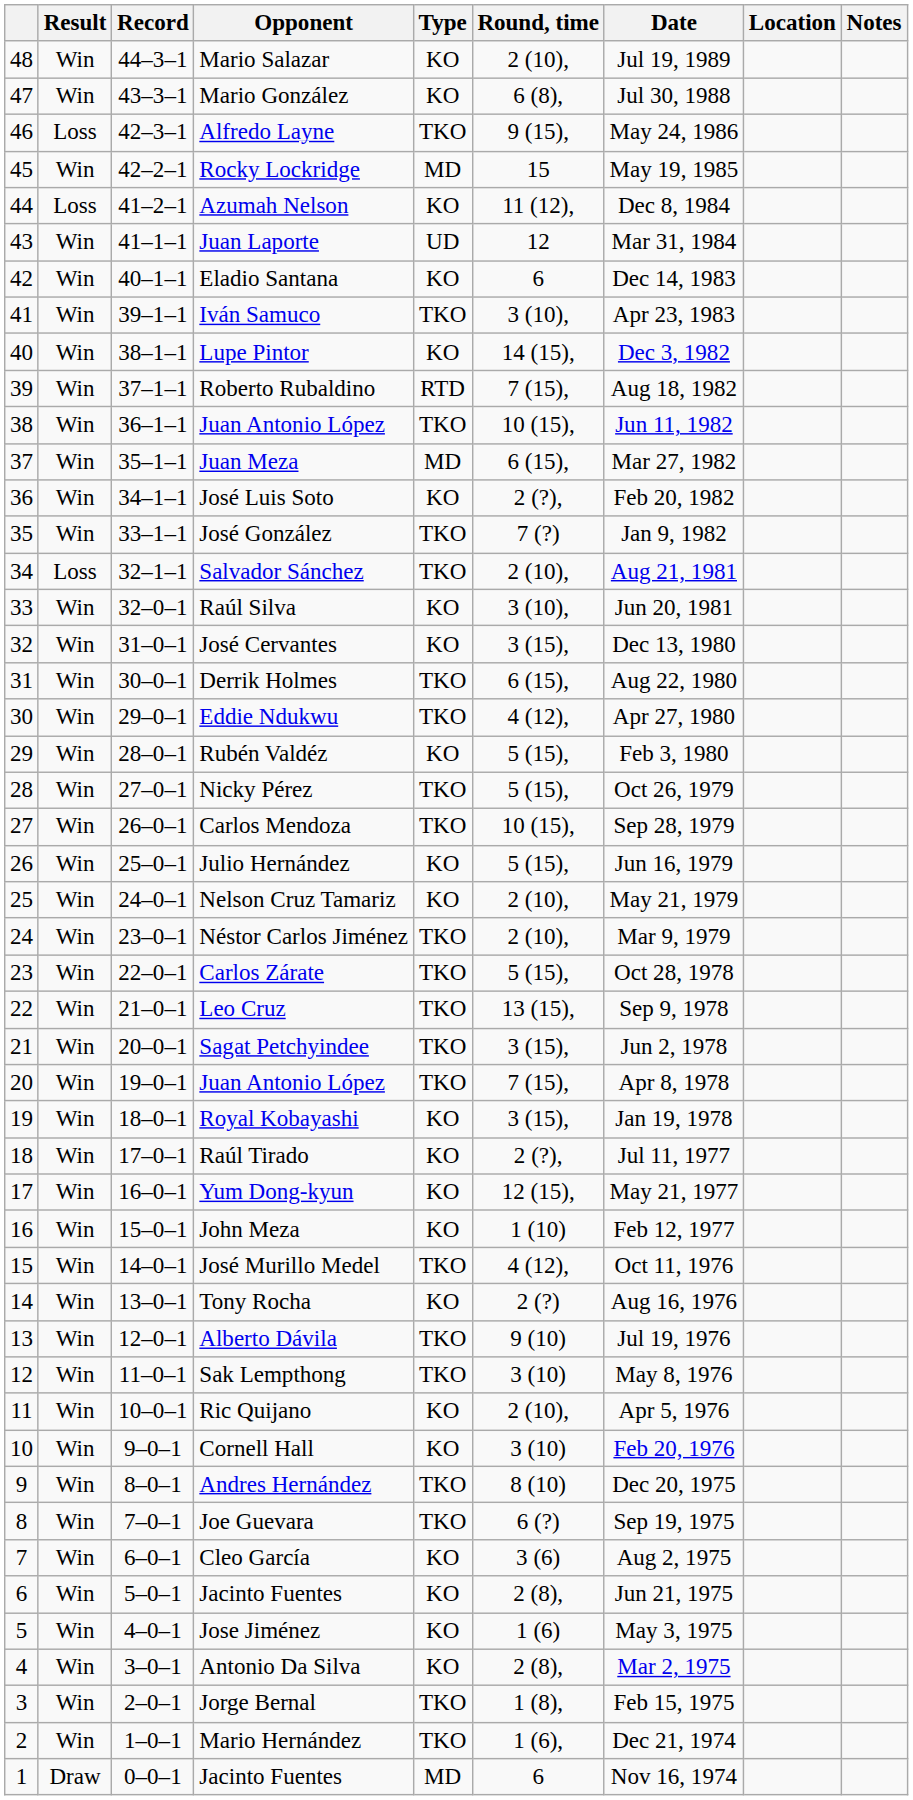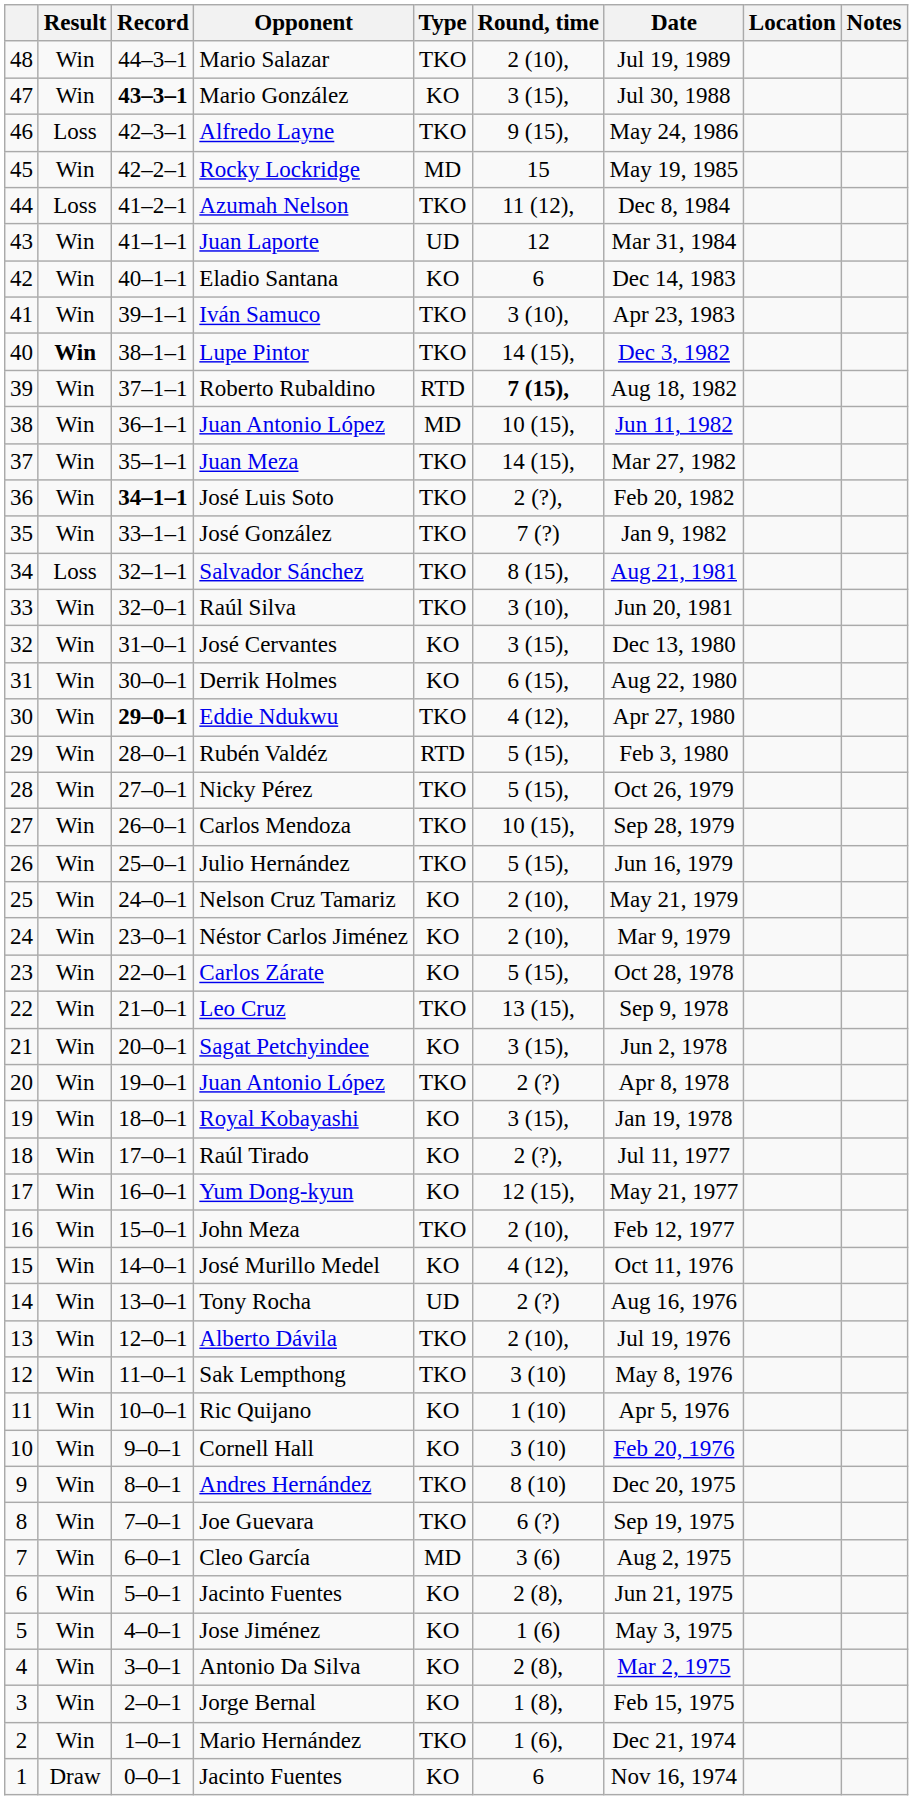(443, 59) KO -> (443, 59) TKO
(153, 95) normal -> (153, 95) bold
(538, 95) 6 (8), -> (538, 95) 3 (15),
(443, 205) KO -> (443, 205) TKO
(75, 351) normal -> (75, 351) bold
(443, 351) KO -> (443, 351) TKO
(538, 388) normal -> (538, 388) bold
(443, 424) TKO -> (443, 424) MD
(443, 461) MD -> (443, 461) TKO
(538, 461) 6 (15), -> (538, 461) 14 (15),
(153, 497) normal -> (153, 497) bold
(443, 497) KO -> (443, 497) TKO
(538, 570) 2 (10), -> (538, 570) 8 (15),
(443, 607) KO -> (443, 607) TKO
(443, 680) TKO -> (443, 680) KO
(153, 717) normal -> (153, 717) bold
(443, 753) KO -> (443, 753) RTD
(443, 863) KO -> (443, 863) TKO
(443, 936) TKO -> (443, 936) KO
(443, 972) TKO -> (443, 972) KO
(443, 1045) TKO -> (443, 1045) KO
(538, 1082) 7 (15), -> (538, 1082) 2 (?)
(443, 1228) KO -> (443, 1228) TKO
(538, 1228) 1 (10) -> (538, 1228) 2 (10),
(443, 1265) TKO -> (443, 1265) KO
(443, 1301) KO -> (443, 1301) UD
(538, 1338) 9 (10) -> (538, 1338) 2 (10),
(538, 1411) 2 (10), -> (538, 1411) 1 (10)
(443, 1557) KO -> (443, 1557) MD
(443, 1703) TKO -> (443, 1703) KO
(443, 1776) MD -> (443, 1776) KO
